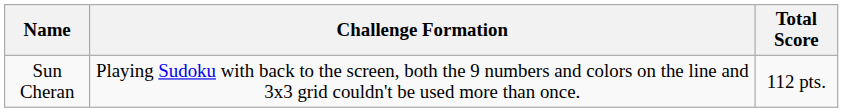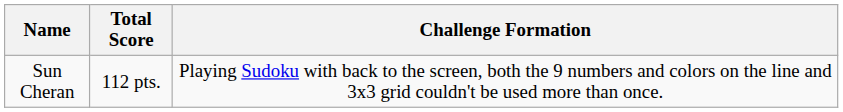columns swapped: (796, 30) <-> (422, 30)
